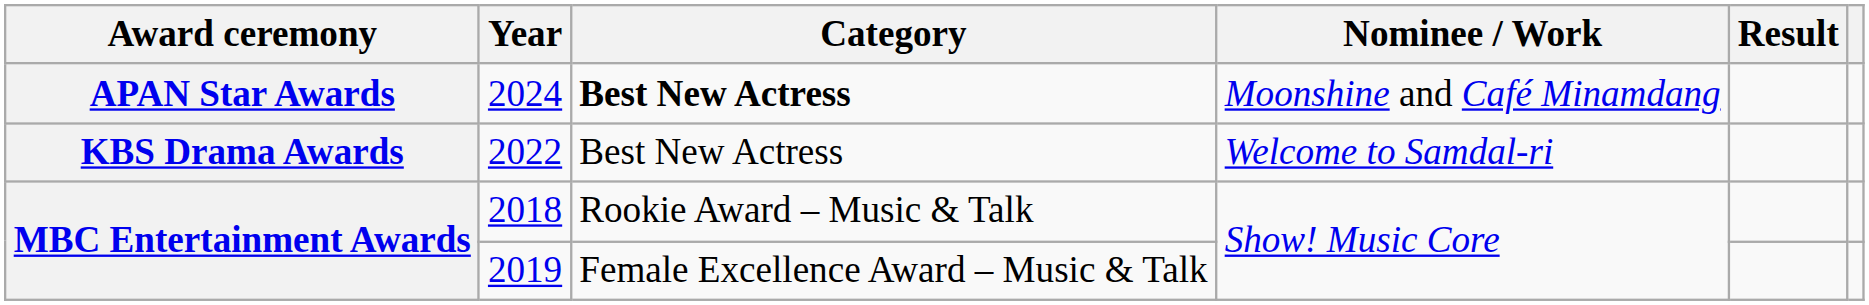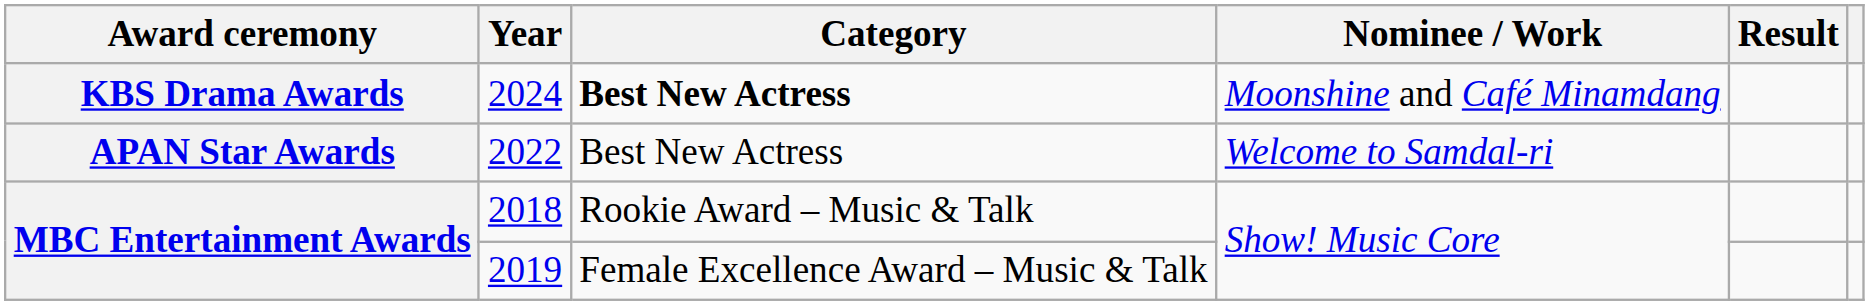(242, 92) APAN Star Awards -> (242, 92) KBS Drama Awards
(242, 151) KBS Drama Awards -> (242, 151) APAN Star Awards
